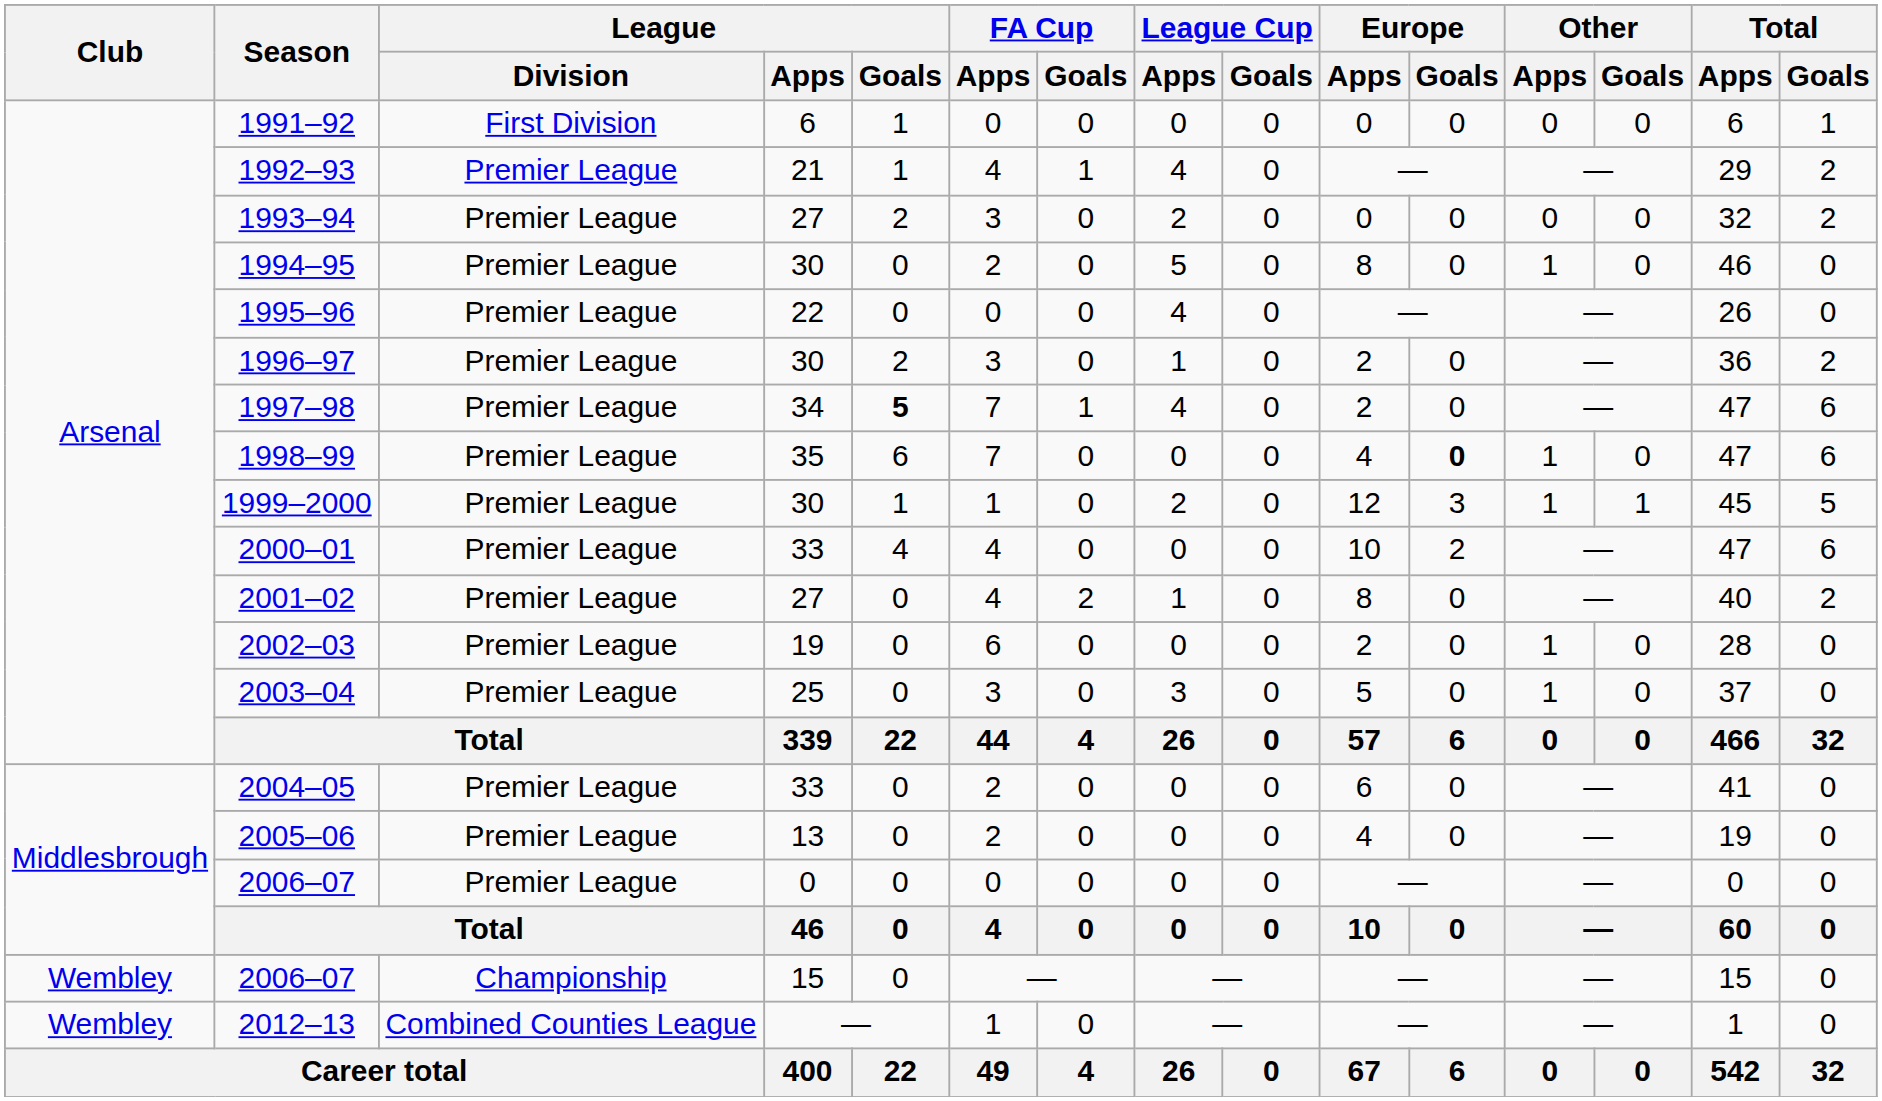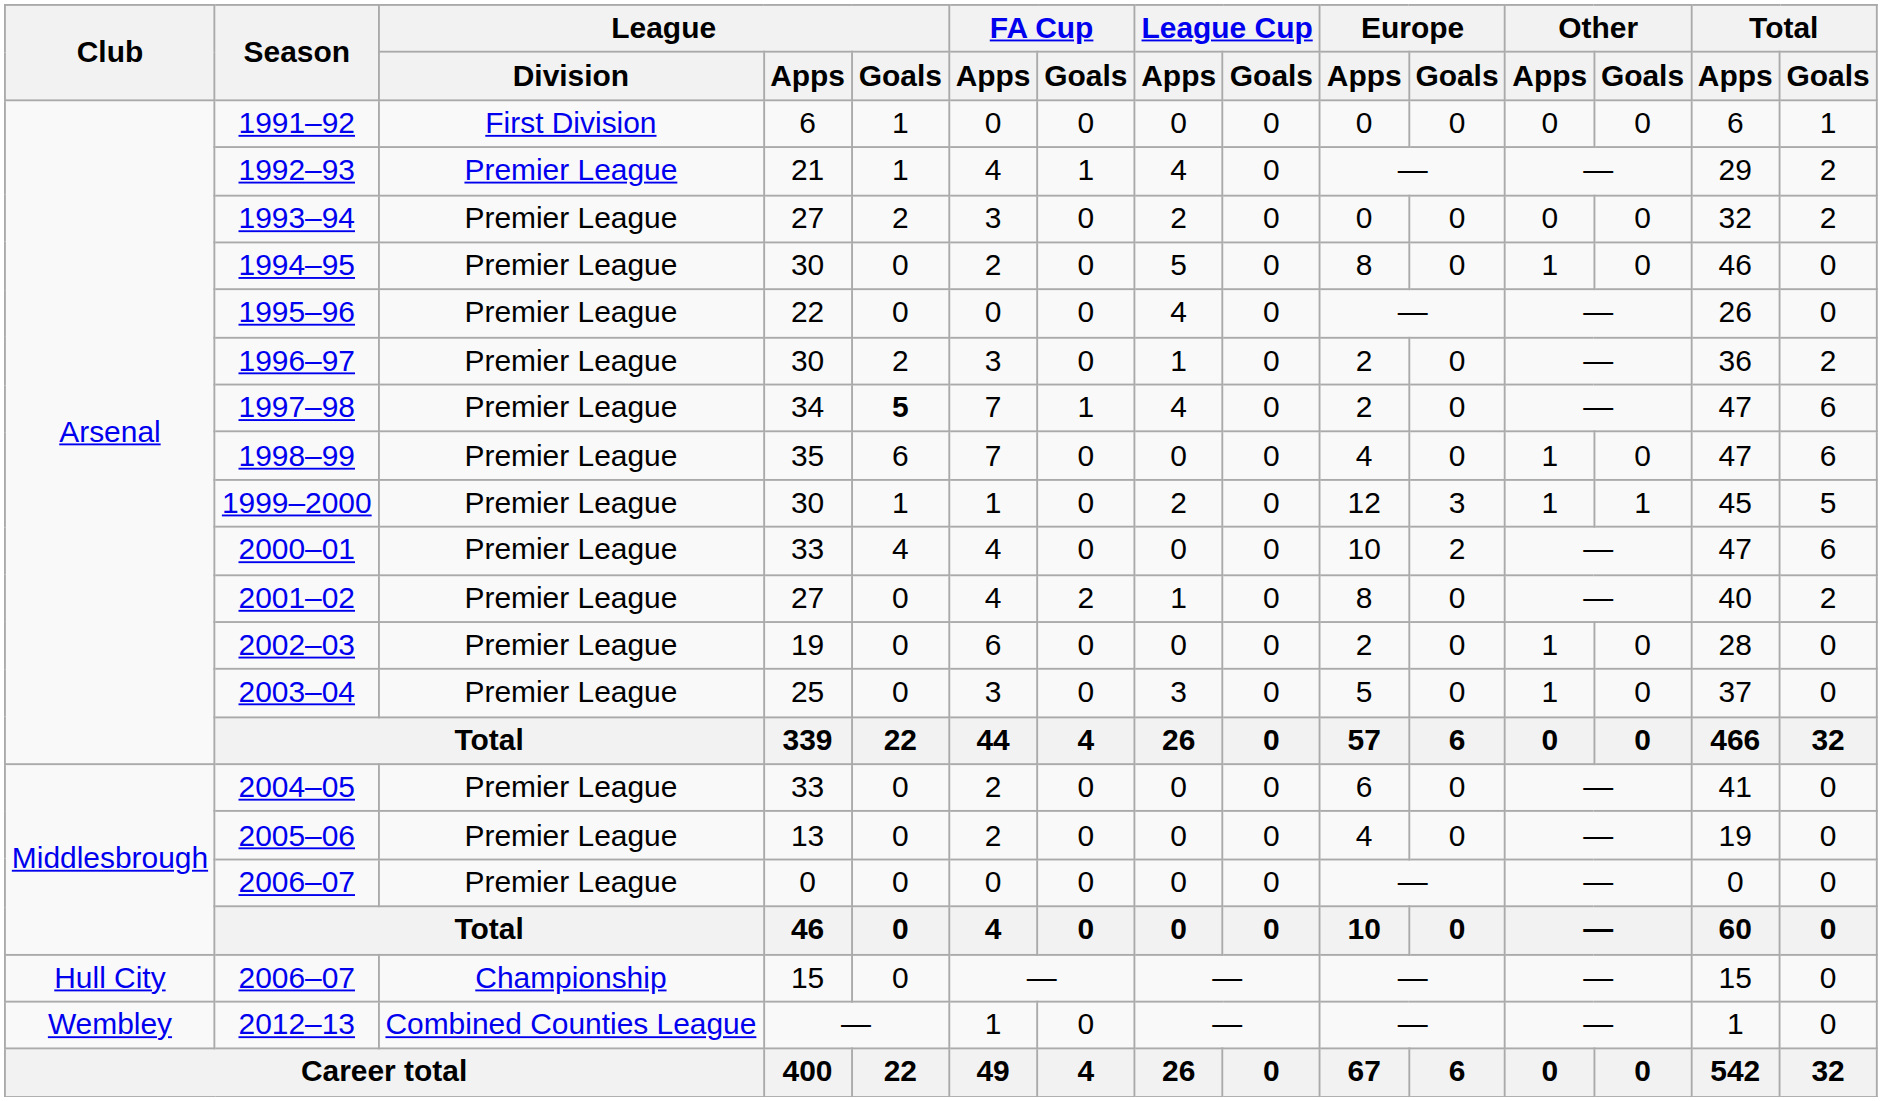(1457, 455) bold -> (1457, 455) normal
(110, 977) Wembley -> (110, 977) Hull City
